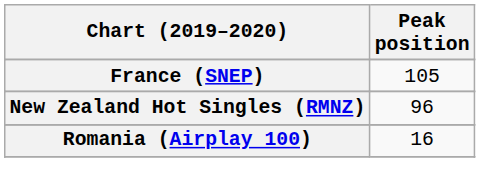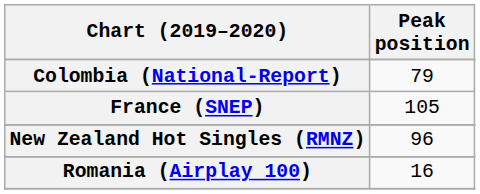+ row: (187, 76)
